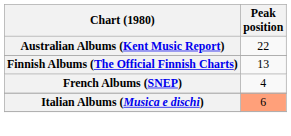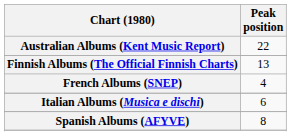(263, 102) lightsalmon background -> (263, 102) no background
+ row: (122, 121)
